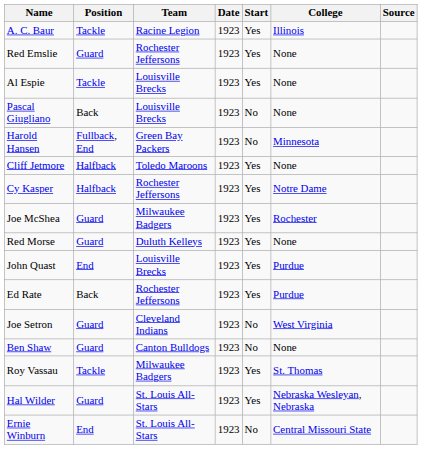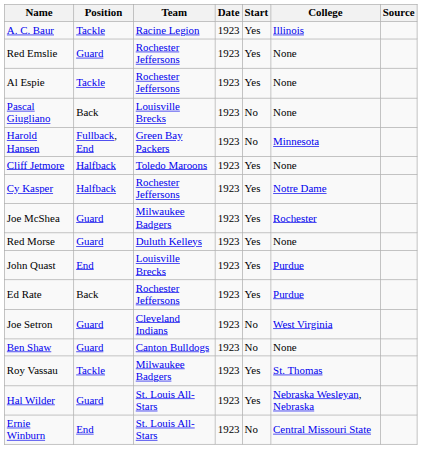(158, 83) Louisville Brecks -> (158, 83) Rochester Jeffersons
